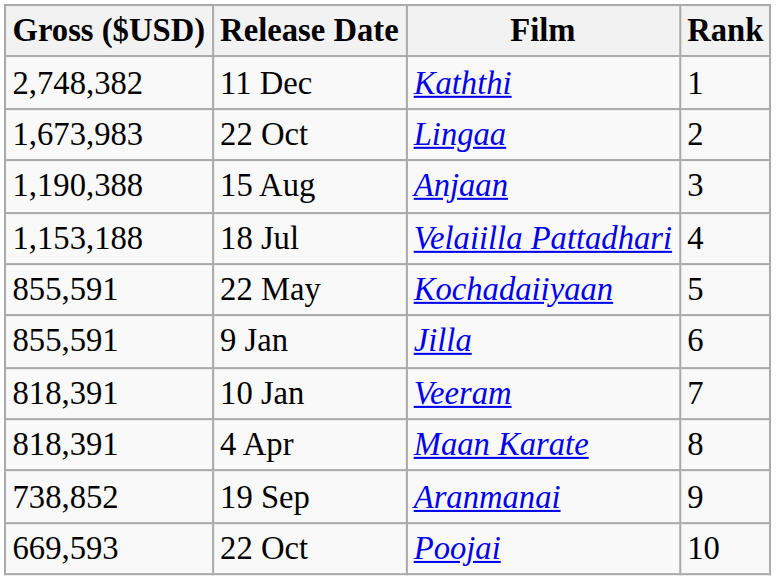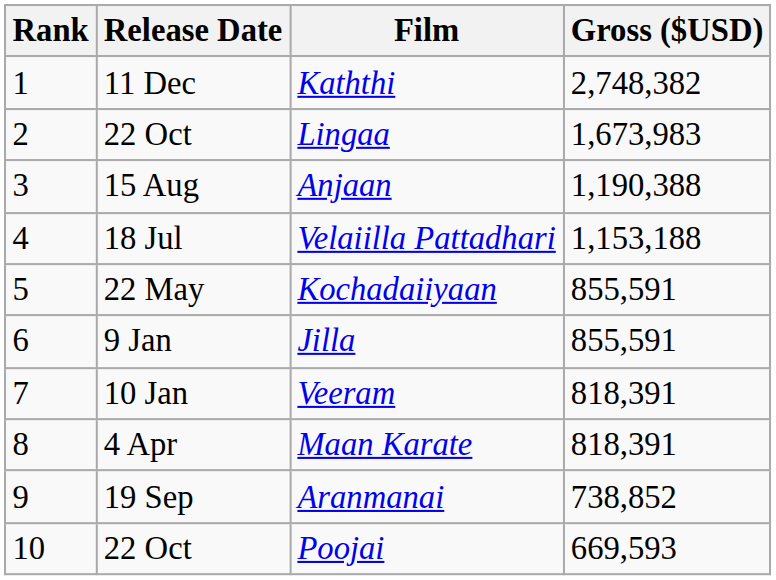columns swapped: (725, 30) <-> (109, 30)
